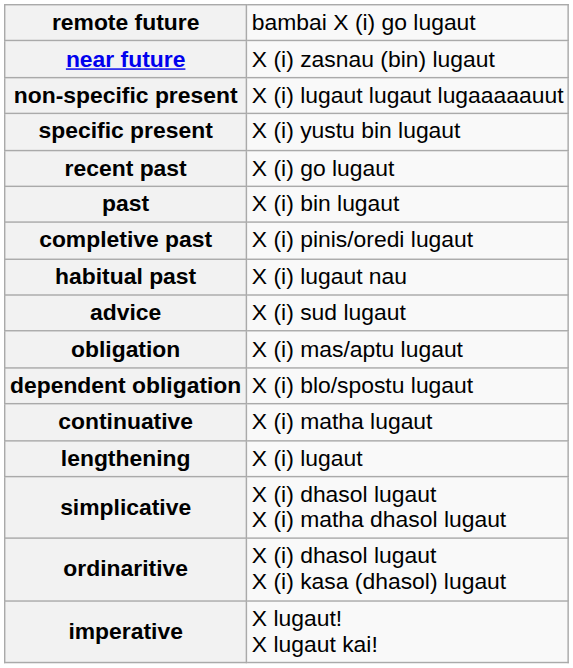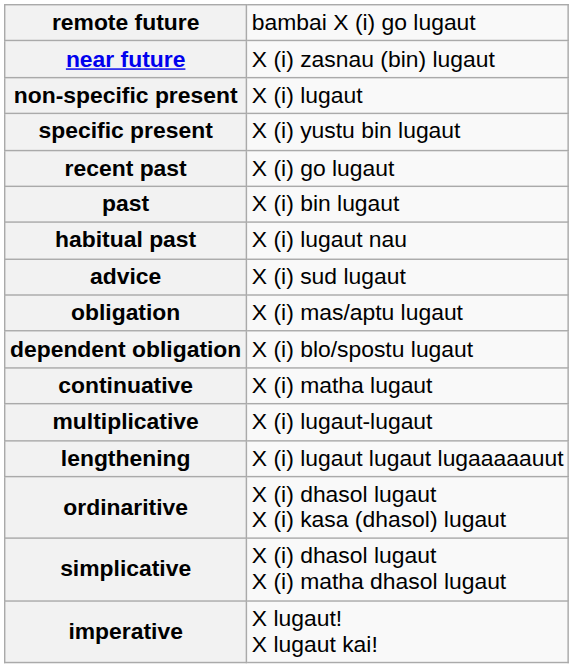(408, 95) X (i) lugaut lugaut lugaaaaauut -> (307, 95) X (i) lugaut
- row: (126, 240)
+ row: (126, 421)
(307, 458) X (i) lugaut -> (408, 458) X (i) lugaut lugaut lugaaaaauut
rows swapped: (126, 507) <-> (126, 569)
